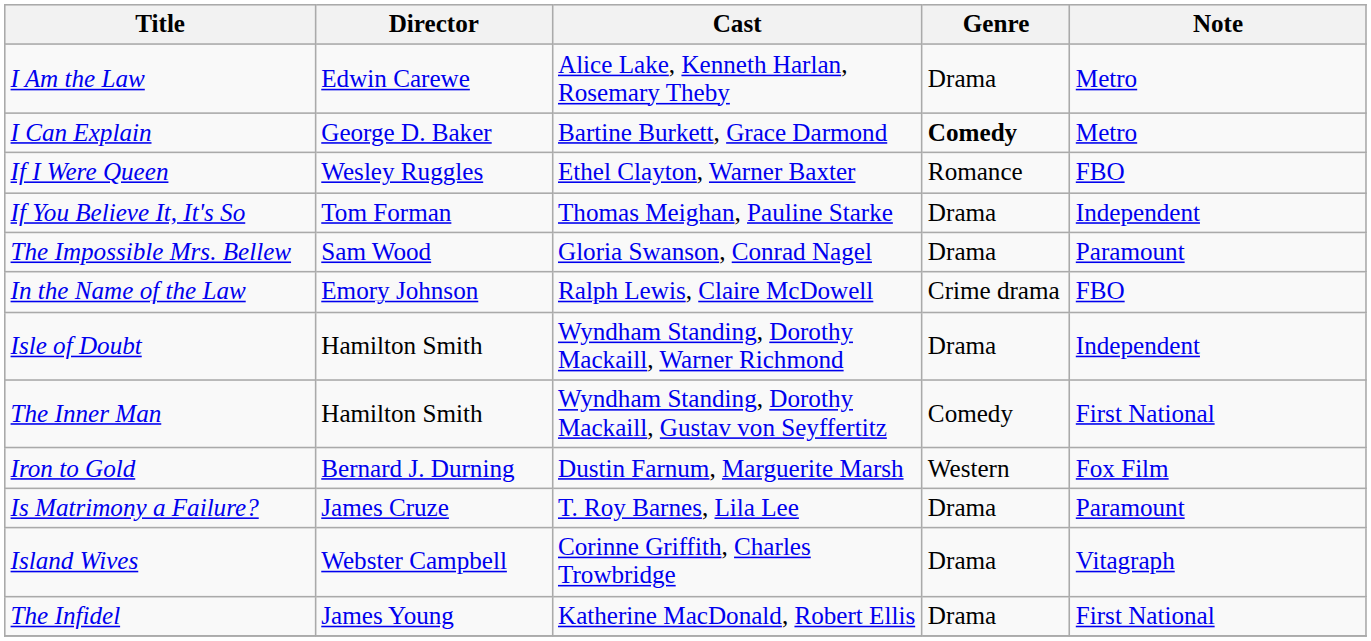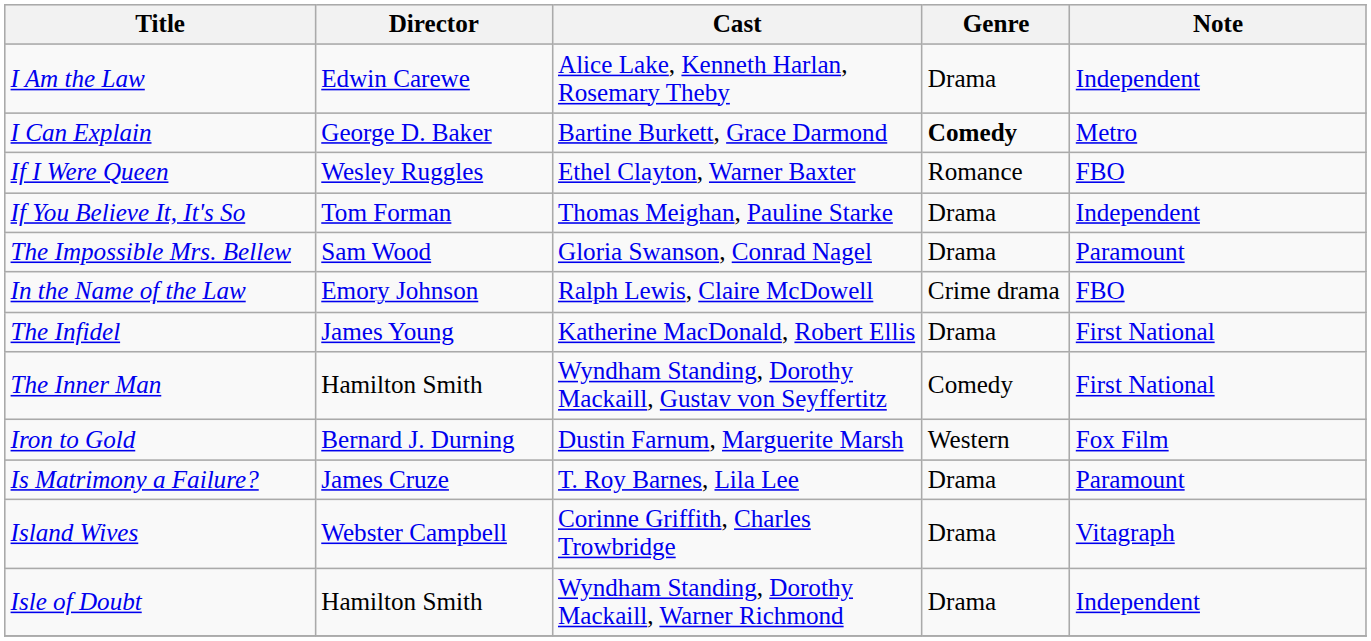(1106, 78) Metro -> (1138, 78) Independent
rows swapped: (65, 615) <-> (76, 345)
